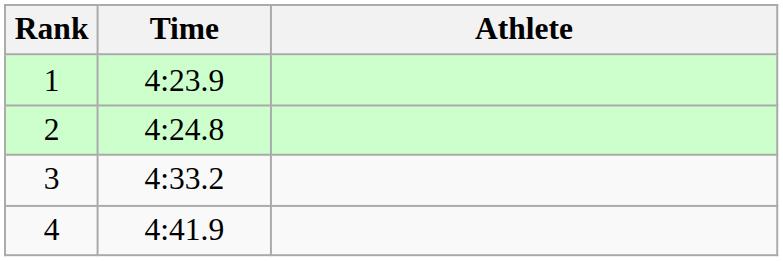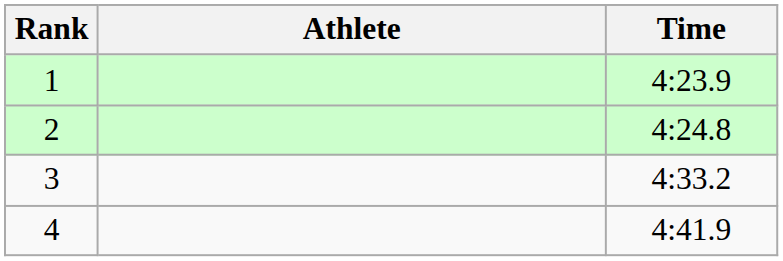columns swapped: (524, 29) <-> (184, 29)
